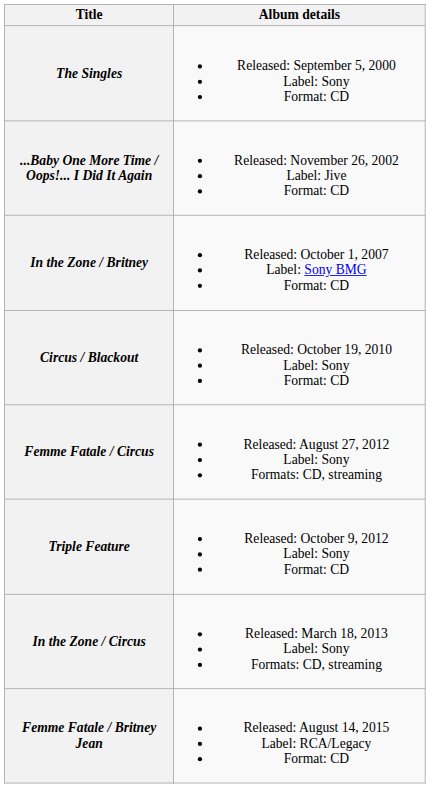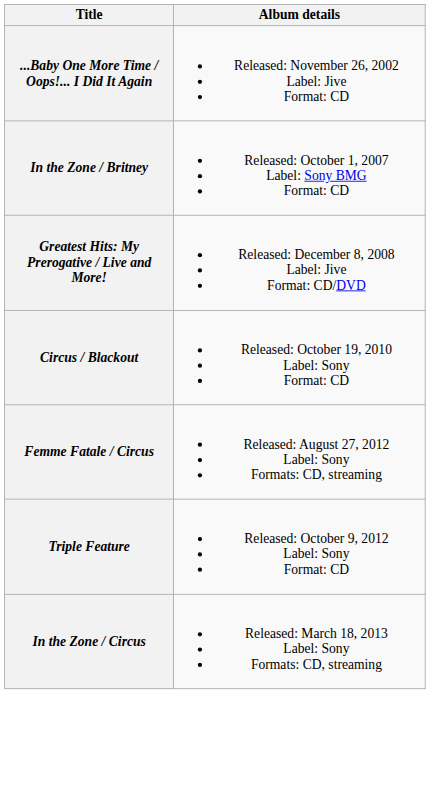- row: (89, 73)
+ row: (89, 262)
- row: (89, 736)
